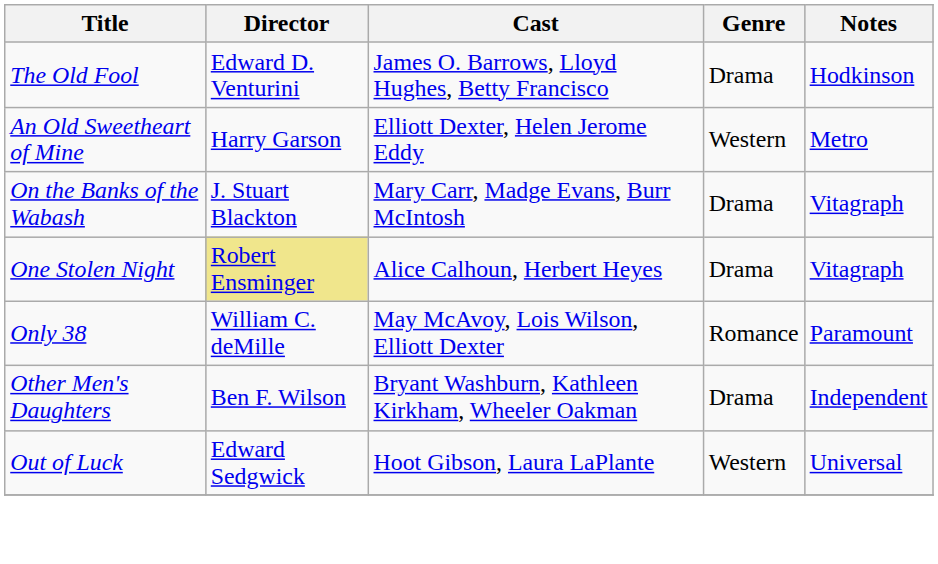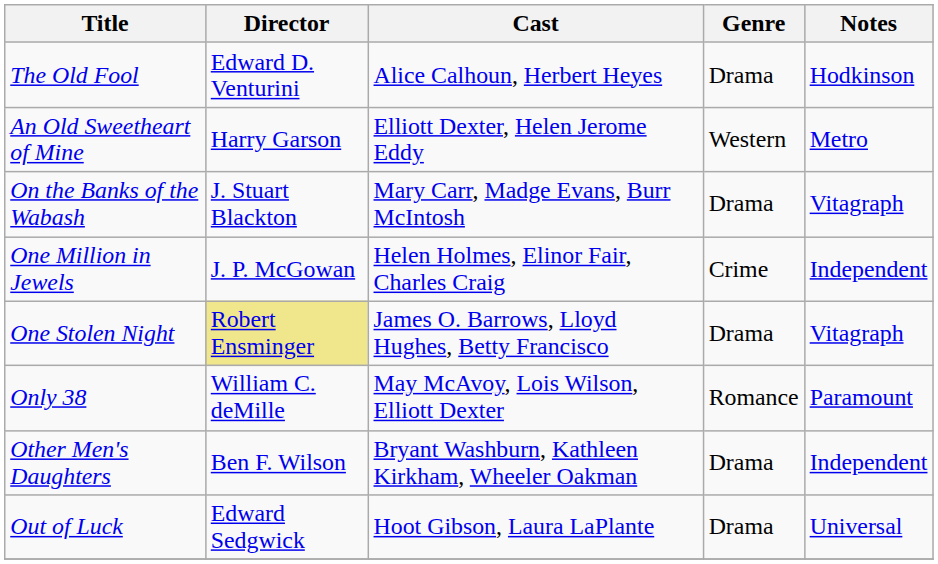(495, 74) James O. Barrows, Lloyd Hughes, Betty Francisco -> (518, 74) Alice Calhoun, Herbert Heyes
+ row: (80, 268)
(518, 268) Alice Calhoun, Herbert Heyes -> (495, 333) James O. Barrows, Lloyd Hughes, Betty Francisco
(747, 462) Western -> (741, 527) Drama
